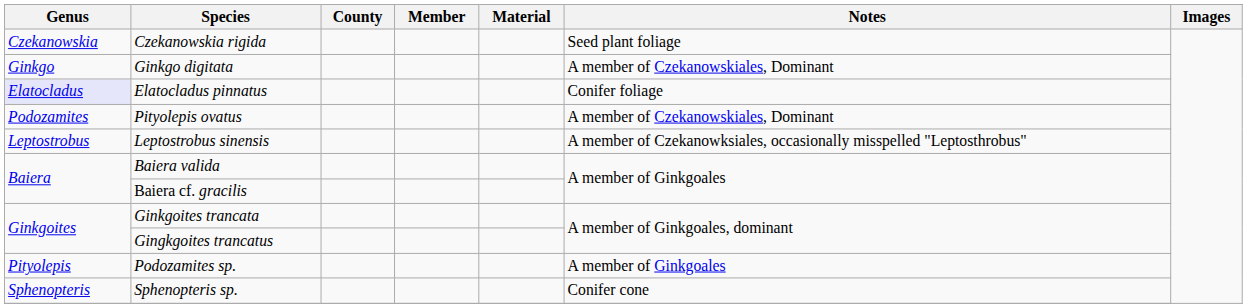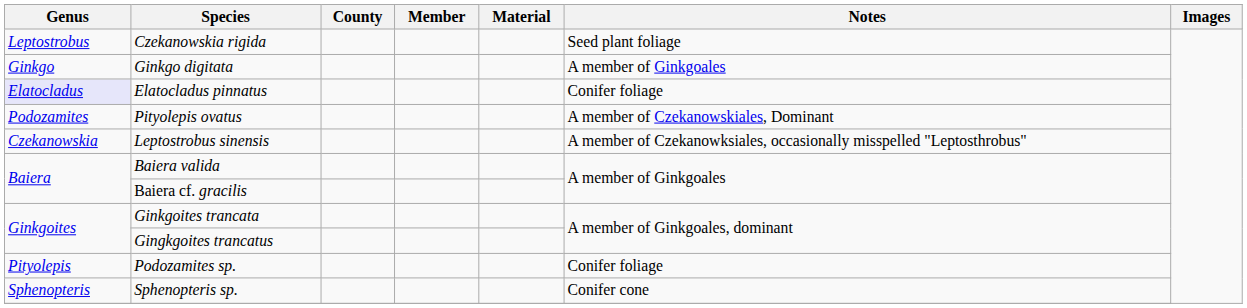(53, 41) Czekanowskia -> (49, 41) Leptostrobus
(701, 66) A member of Czekanowskiales, Dominant -> (647, 66) A member of Ginkgoales
(49, 141) Leptostrobus -> (53, 141) Czekanowskia
(647, 265) A member of Ginkgoales -> (615, 265) Conifer foliage
